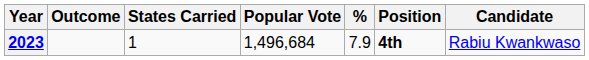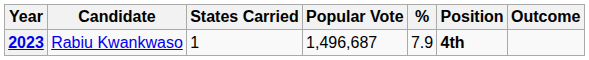columns swapped: (515, 17) <-> (86, 17)
(279, 42) 1,496,684 -> (342, 42) 1,496,687
